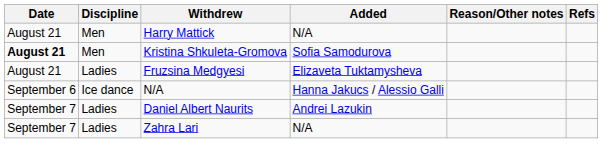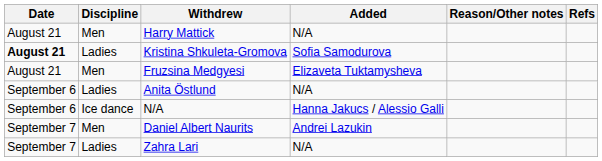(93, 52) Men -> (99, 52) Ladies
(99, 71) Ladies -> (93, 71) Men
+ row: (180, 90)
(99, 109) Ladies -> (93, 128) Men
